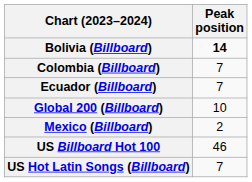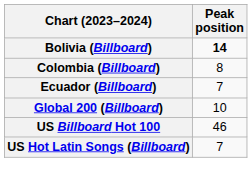(220, 68) 7 -> (220, 68) 8
- row: (98, 127)
